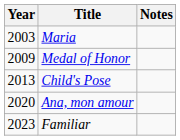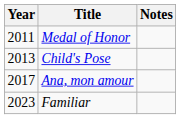- row: (59, 37)
(21, 59) 2009 -> (21, 37) 2011
(21, 102) 2020 -> (21, 80) 2017
